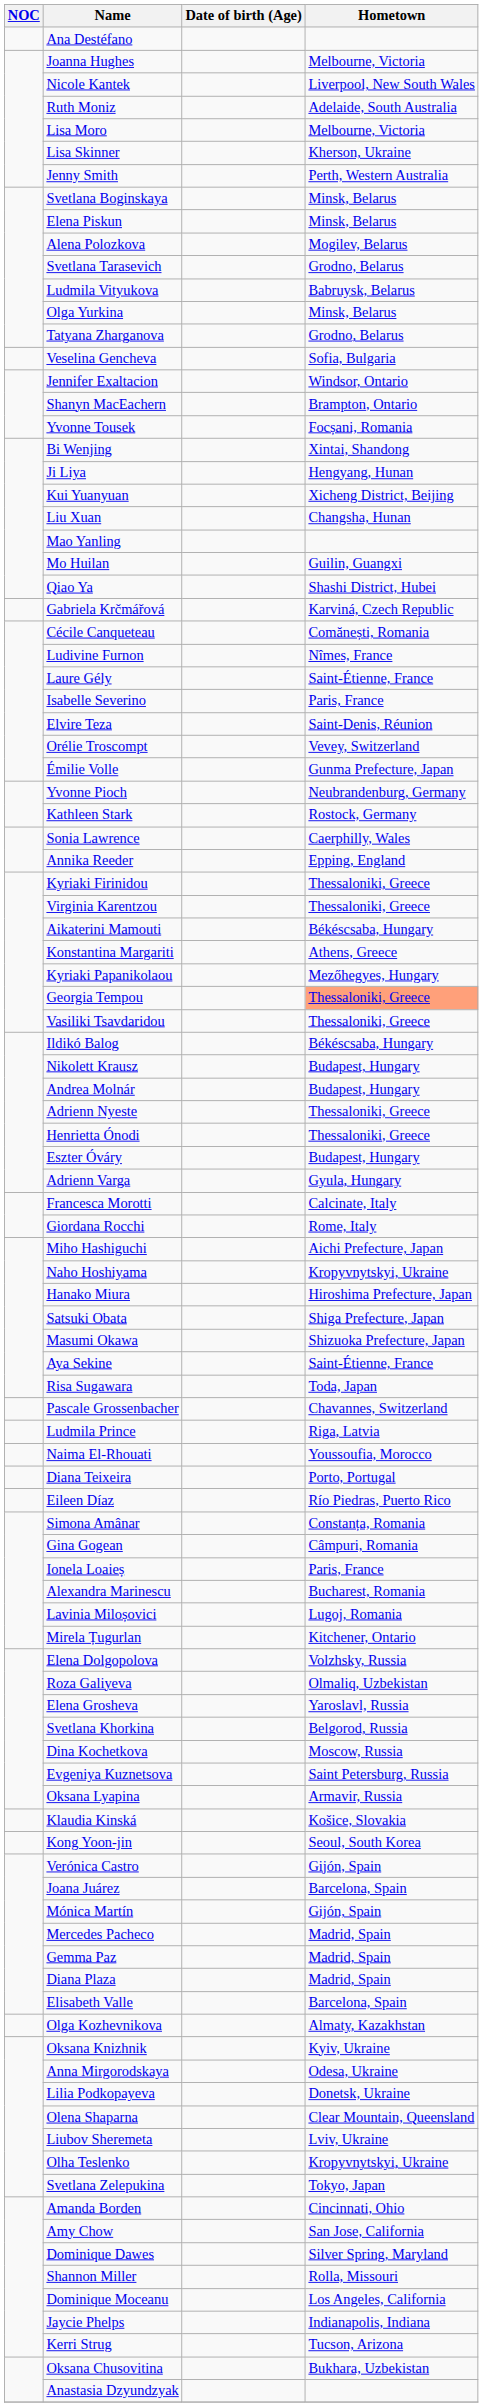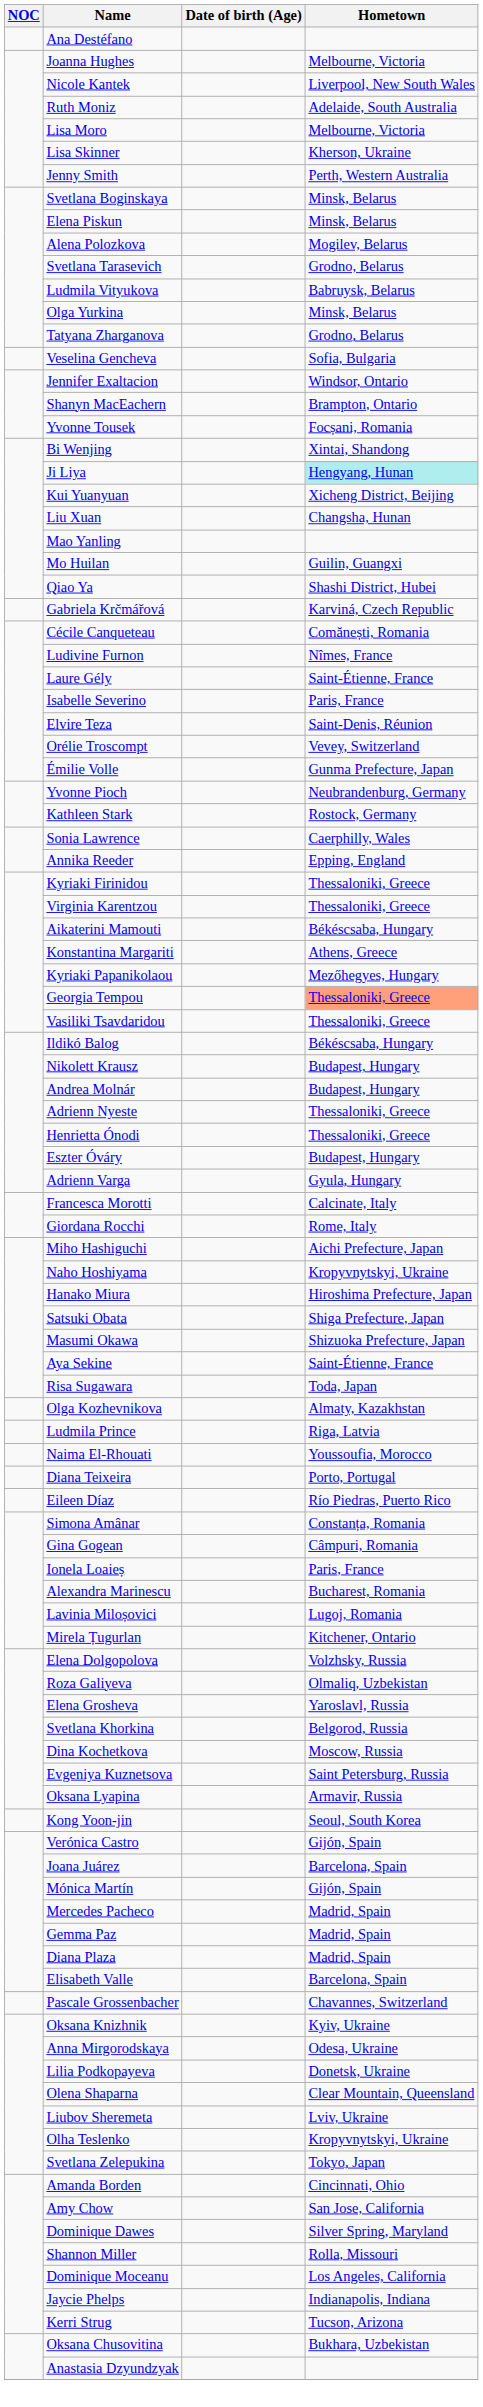(361, 472) no background -> (361, 472) paleturquoise background
rows swapped: (104, 2025) <-> (113, 1409)
- row: (91, 1820)
